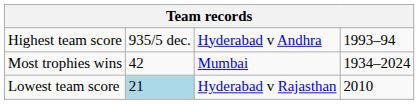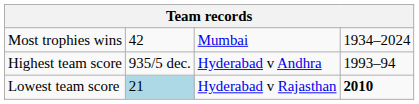rows swapped: (65, 63) <-> (65, 39)
(358, 87) normal -> (358, 87) bold
